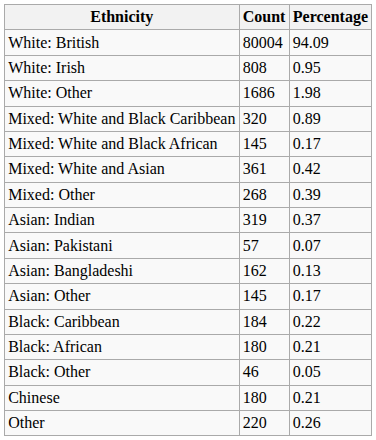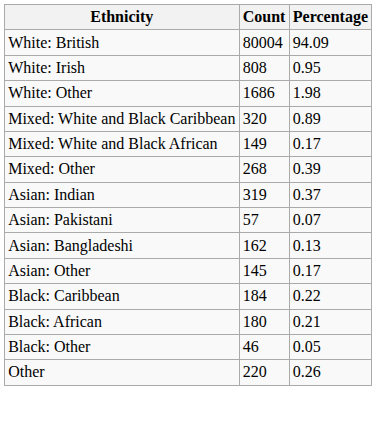(255, 144) 145 -> (255, 144) 149
- row: (86, 169)
- row: (34, 397)
